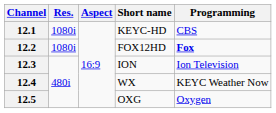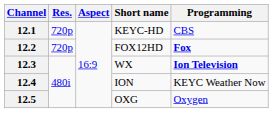(64, 30) 1080i -> (62, 30) 720p
(64, 47) 1080i -> (62, 47) 720p
(127, 64) ION -> (123, 64) WX
(208, 64) normal -> (206, 64) bold
(126, 82) WX -> (124, 82) ION
